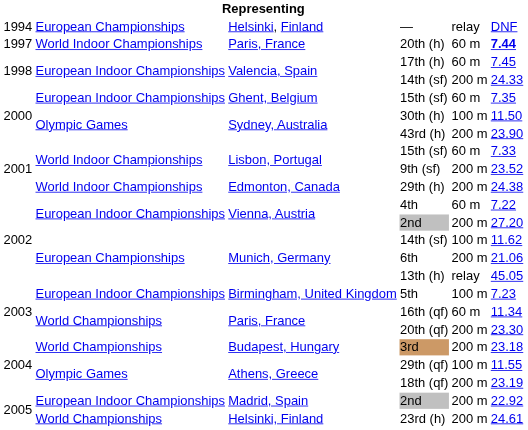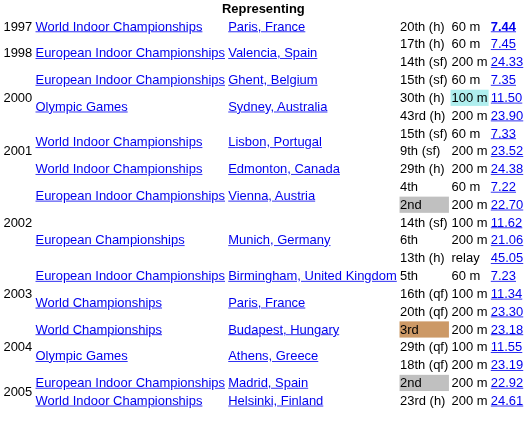- row: (276, 26)
(470, 115) no background -> (470, 97) paleturquoise background
(507, 222) 27.20 -> (507, 204) 22.70
(470, 293) 100 m -> (466, 276) 60 m
(466, 311) 60 m -> (470, 293) 100 m
(99, 418) World Championships -> (119, 400) World Indoor Championships
